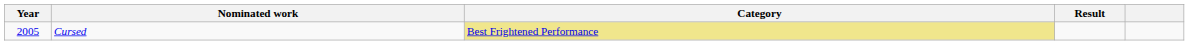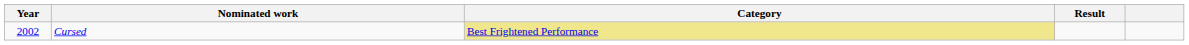(28, 31) 2005 -> (28, 31) 2002
